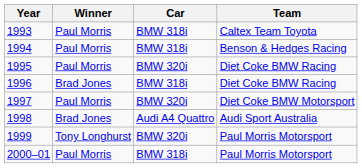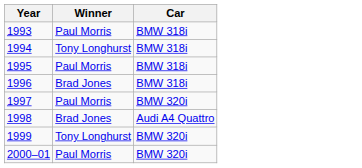- column: (287, 13)
(83, 48) Paul Morris -> (93, 48) Tony Longhurst
(162, 66) BMW 320i -> (162, 66) BMW 318i
(162, 154) BMW 318i -> (162, 154) BMW 320i
